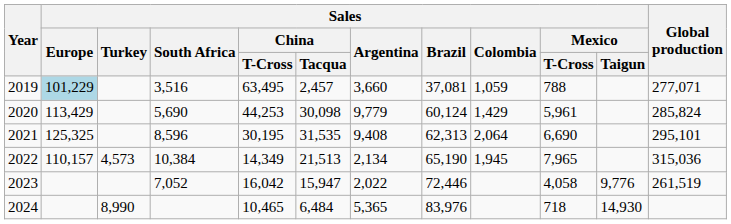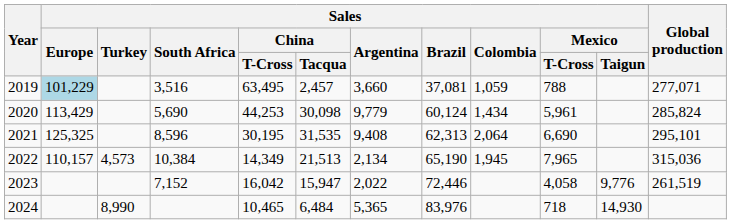(491, 111) 1,429 -> (491, 111) 1,434
(171, 183) 7,052 -> (171, 183) 7,152
